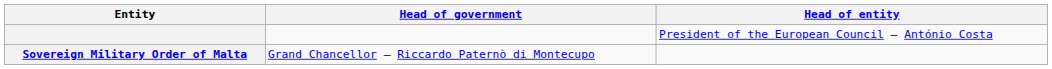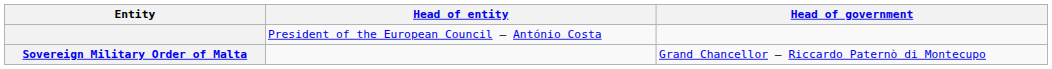columns swapped: (852, 14) <-> (461, 14)
